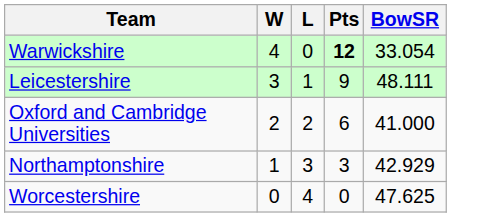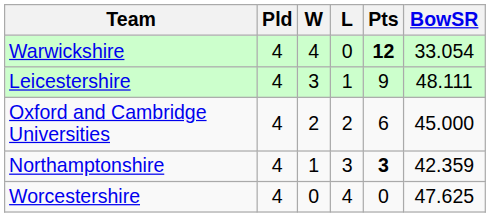+ column: (277, 19)
(405, 123) 41.000 -> (444, 123) 45.000
(344, 165) normal -> (383, 165) bold
(405, 165) 42.929 -> (444, 165) 42.359
